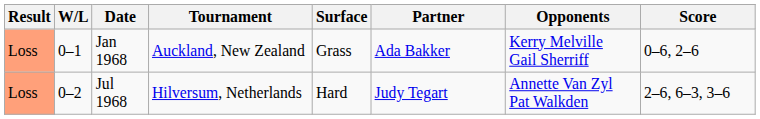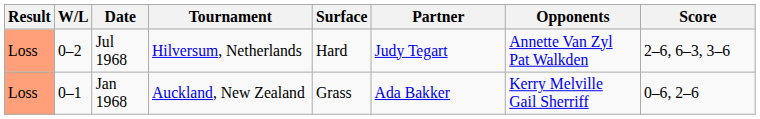rows swapped: (111, 50) <-> (111, 93)
